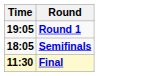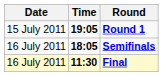+ column: (36, 12)
